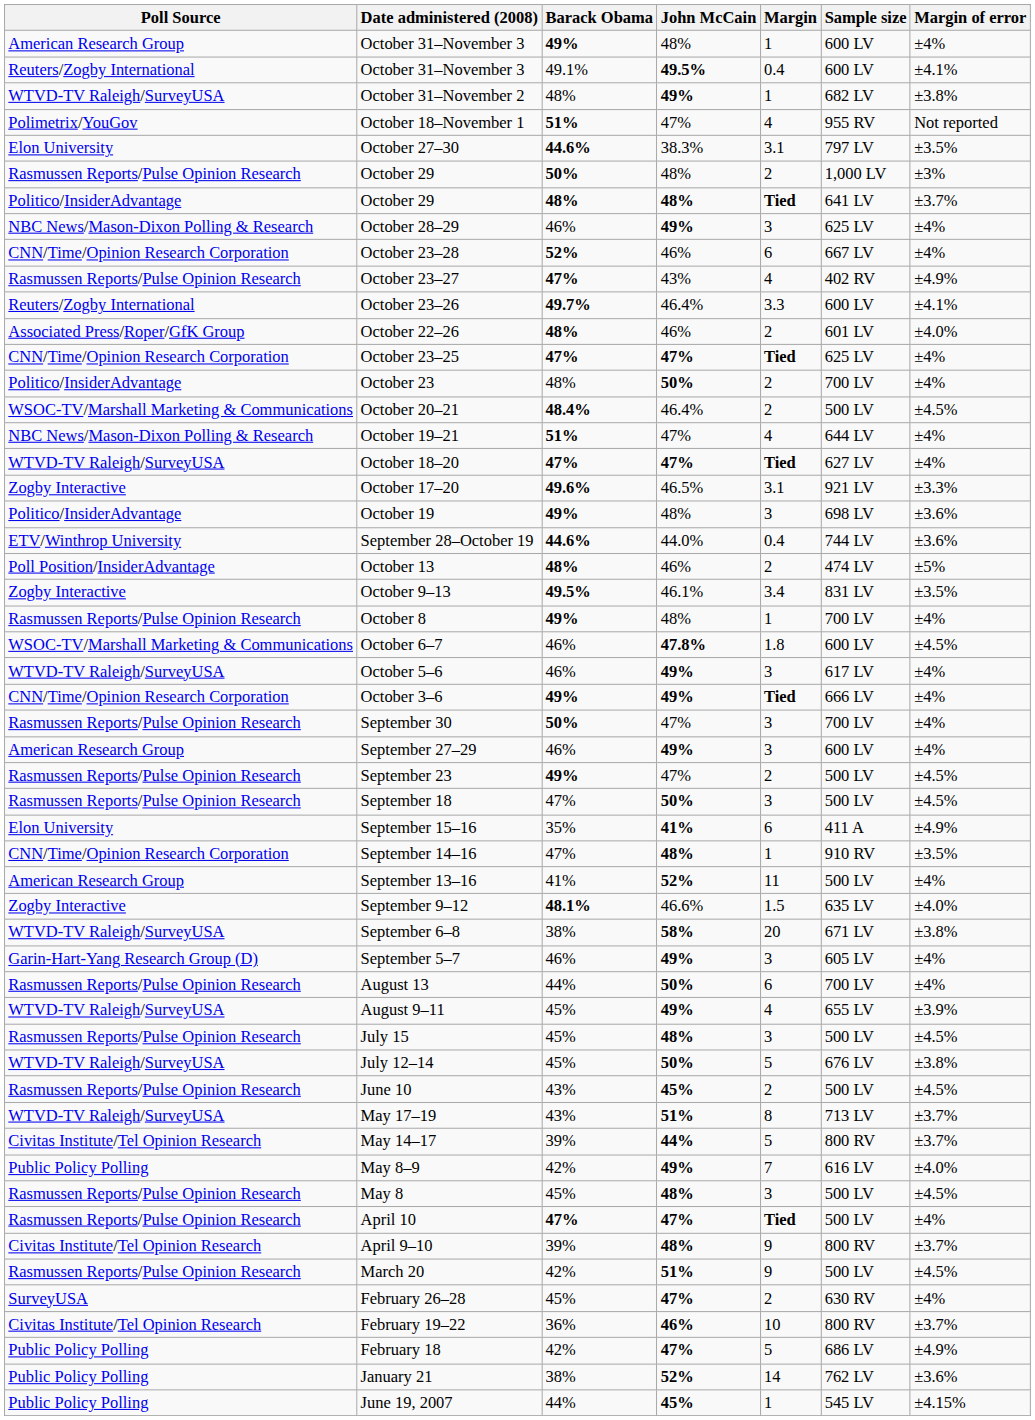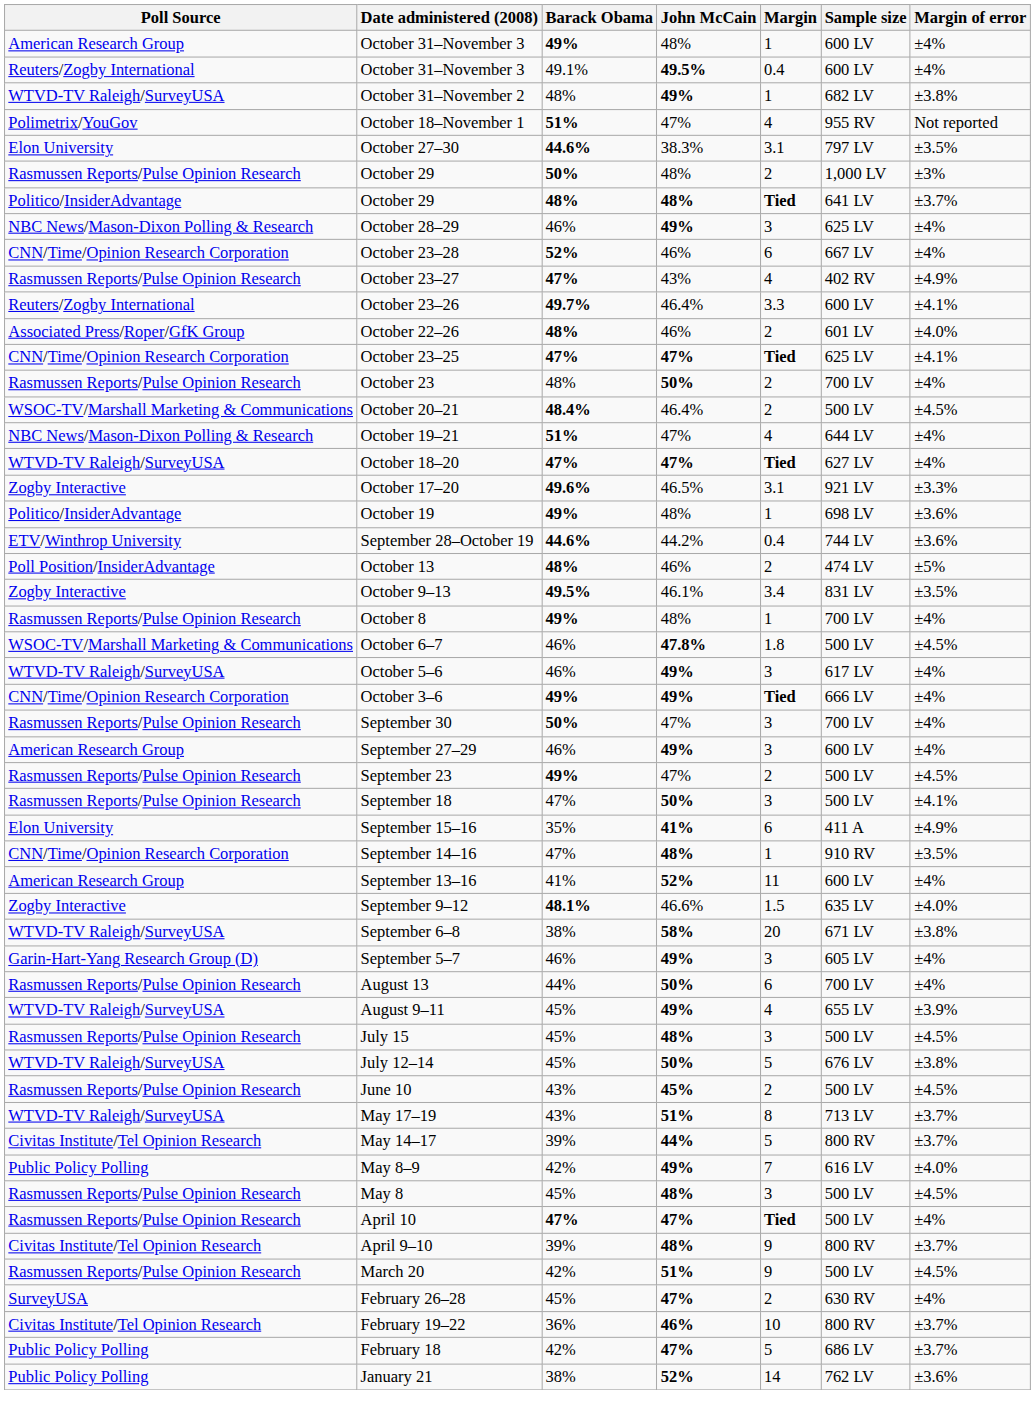(936, 69) ±4.1% -> (930, 69) ±4%
(930, 357) ±4% -> (936, 357) ±4.1%
(95, 383) Politico/InsiderAdvantage -> (155, 383) Rasmussen Reports/Pulse Opinion Research
(768, 514) 3 -> (768, 514) 1
(682, 540) 44.0% -> (682, 540) 44.2%
(849, 644) 600 LV -> (849, 644) 500 LV
(936, 801) ±4.5% -> (936, 801) ±4.1%
(849, 880) 500 LV -> (849, 880) 600 LV
(936, 1350) ±4.9% -> (936, 1350) ±3.7%
- row: (407, 1402)
